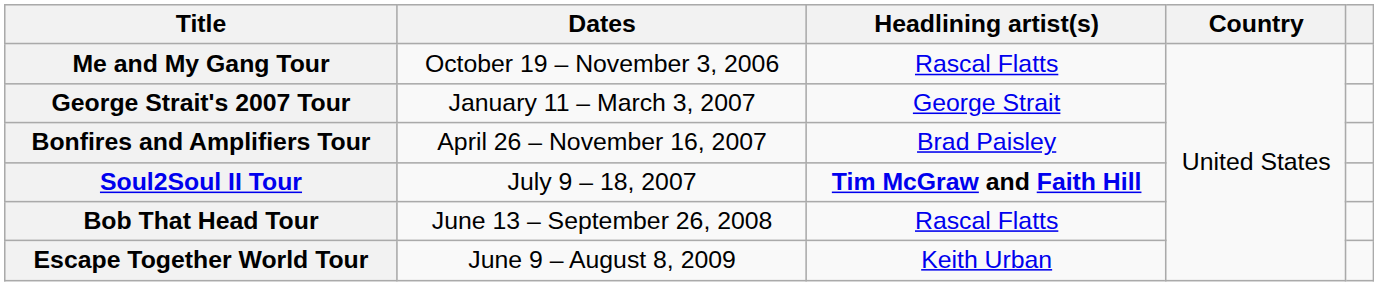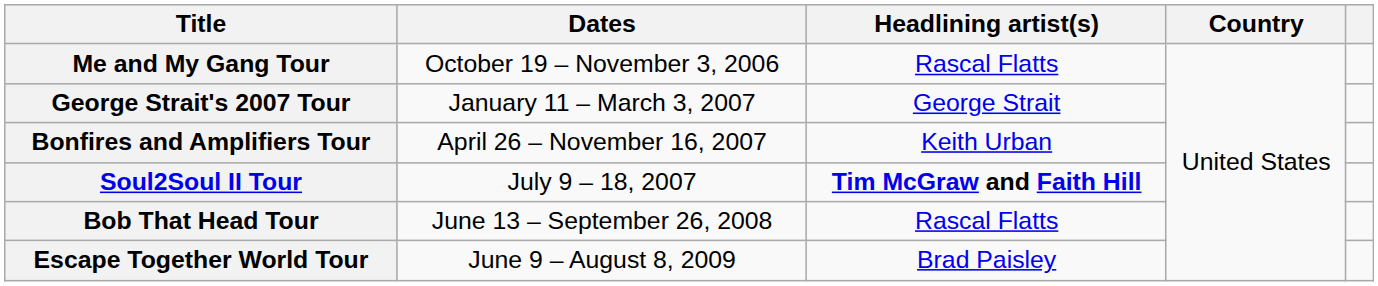(987, 142) Brad Paisley -> (987, 142) Keith Urban
(987, 260) Keith Urban -> (987, 260) Brad Paisley
